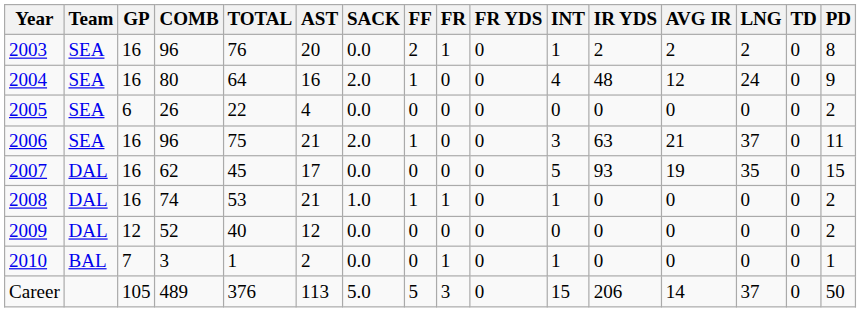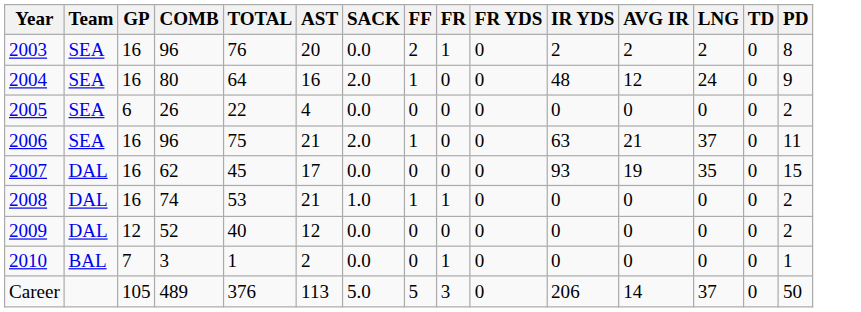- column: (568, 19)
